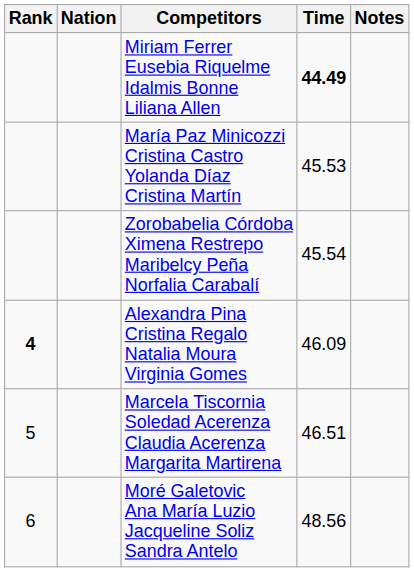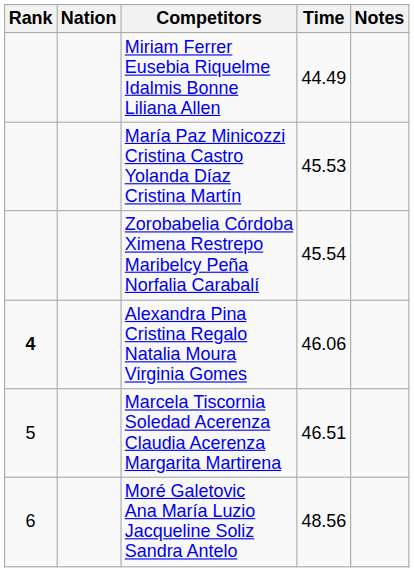(324, 77) bold -> (324, 77) normal
(324, 344) 46.09 -> (324, 344) 46.06
